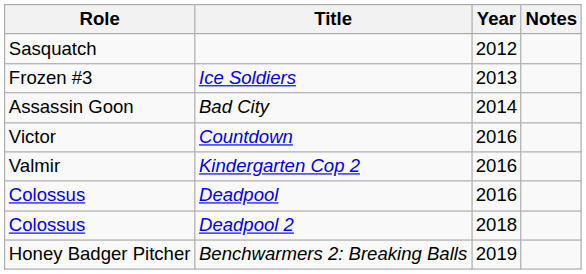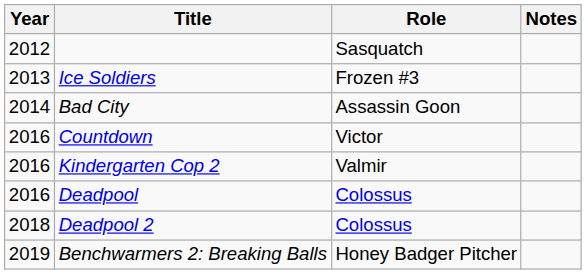columns swapped: (496, 19) <-> (100, 19)
